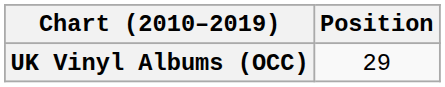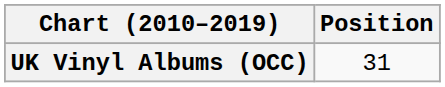(377, 63) 29 -> (377, 63) 31
